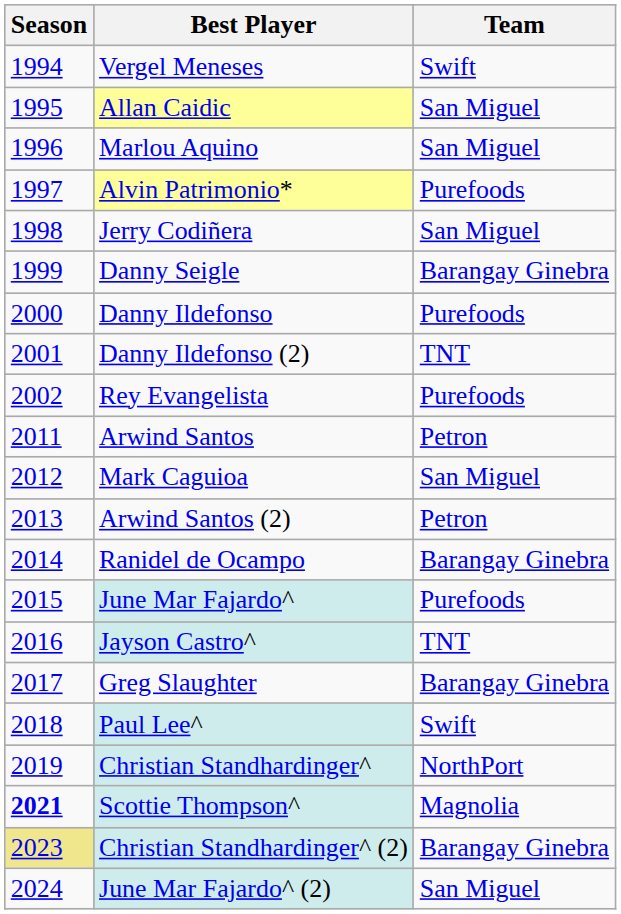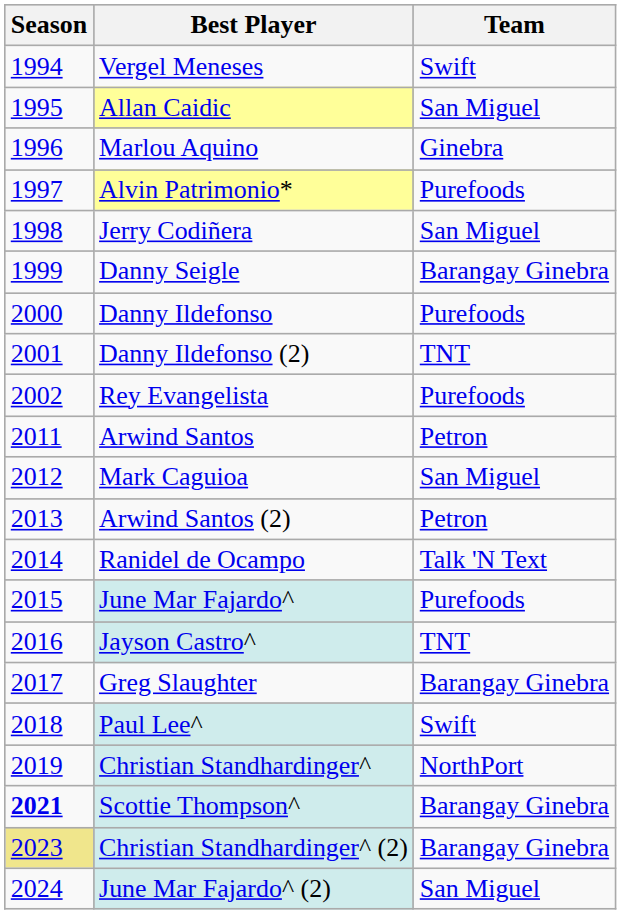(480, 148) San Miguel -> (462, 148) Ginebra
(514, 559) Barangay Ginebra -> (483, 559) Talk 'N Text
(469, 806) Magnolia -> (514, 806) Barangay Ginebra
